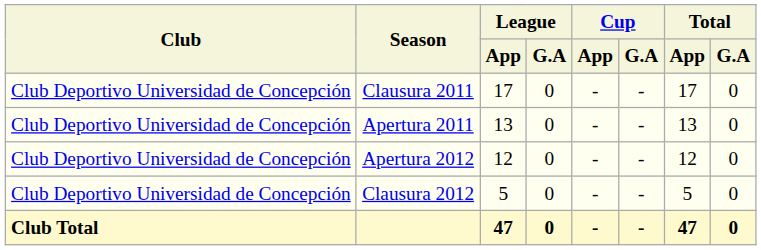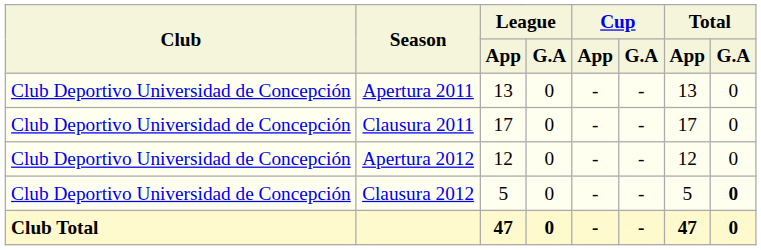rows swapped: (418, 124) <-> (418, 90)
(733, 193) normal -> (733, 193) bold
